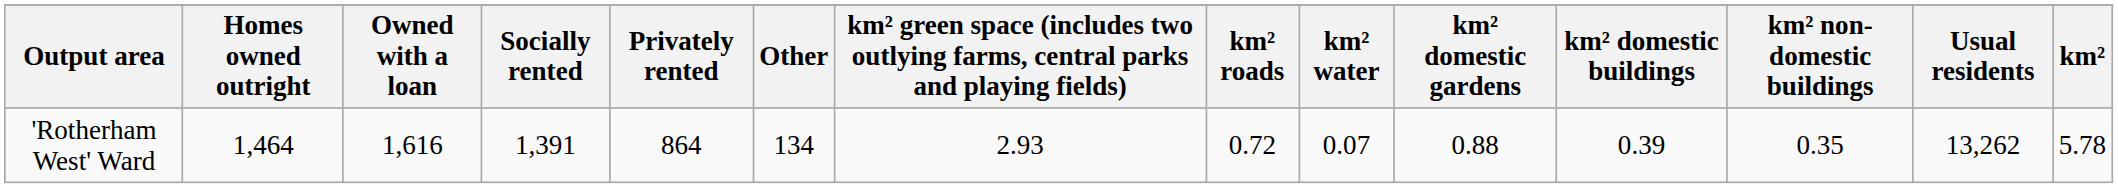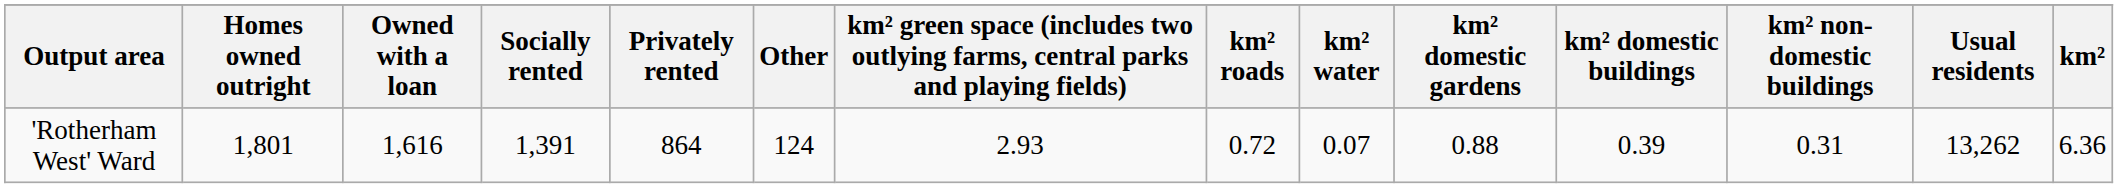(263, 144) 1,464 -> (263, 144) 1,801
(794, 144) 134 -> (794, 144) 124
(1820, 144) 0.35 -> (1820, 144) 0.31
(2082, 144) 5.78 -> (2082, 144) 6.36
